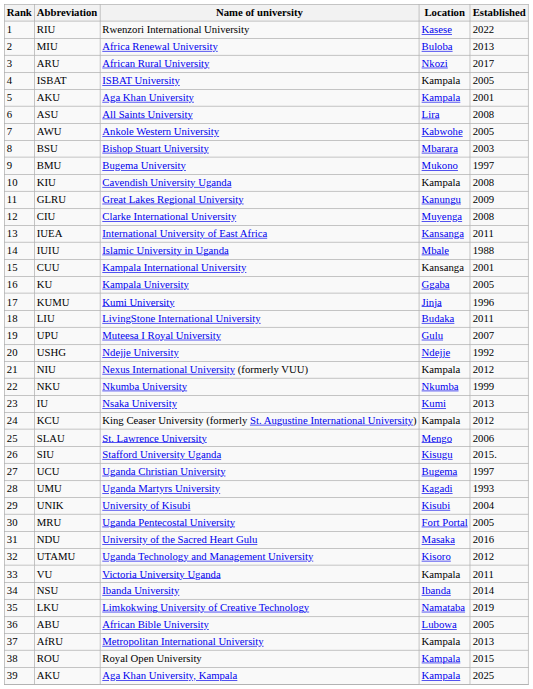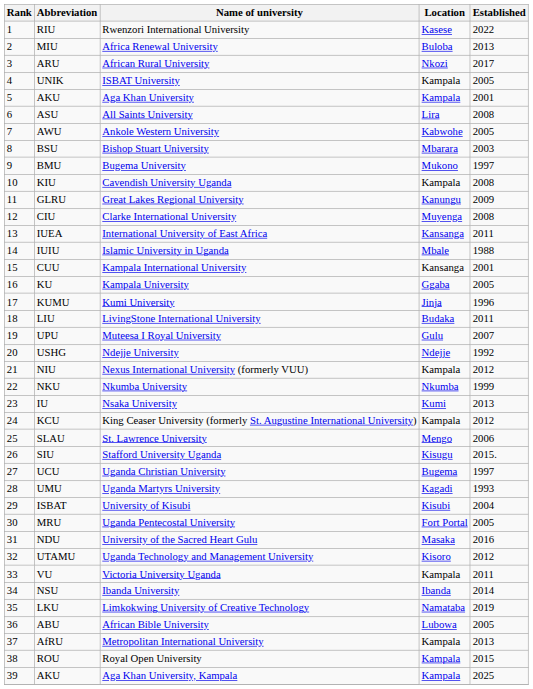(52, 81) ISBAT -> (50, 81) UNIK
(50, 506) UNIK -> (52, 506) ISBAT
